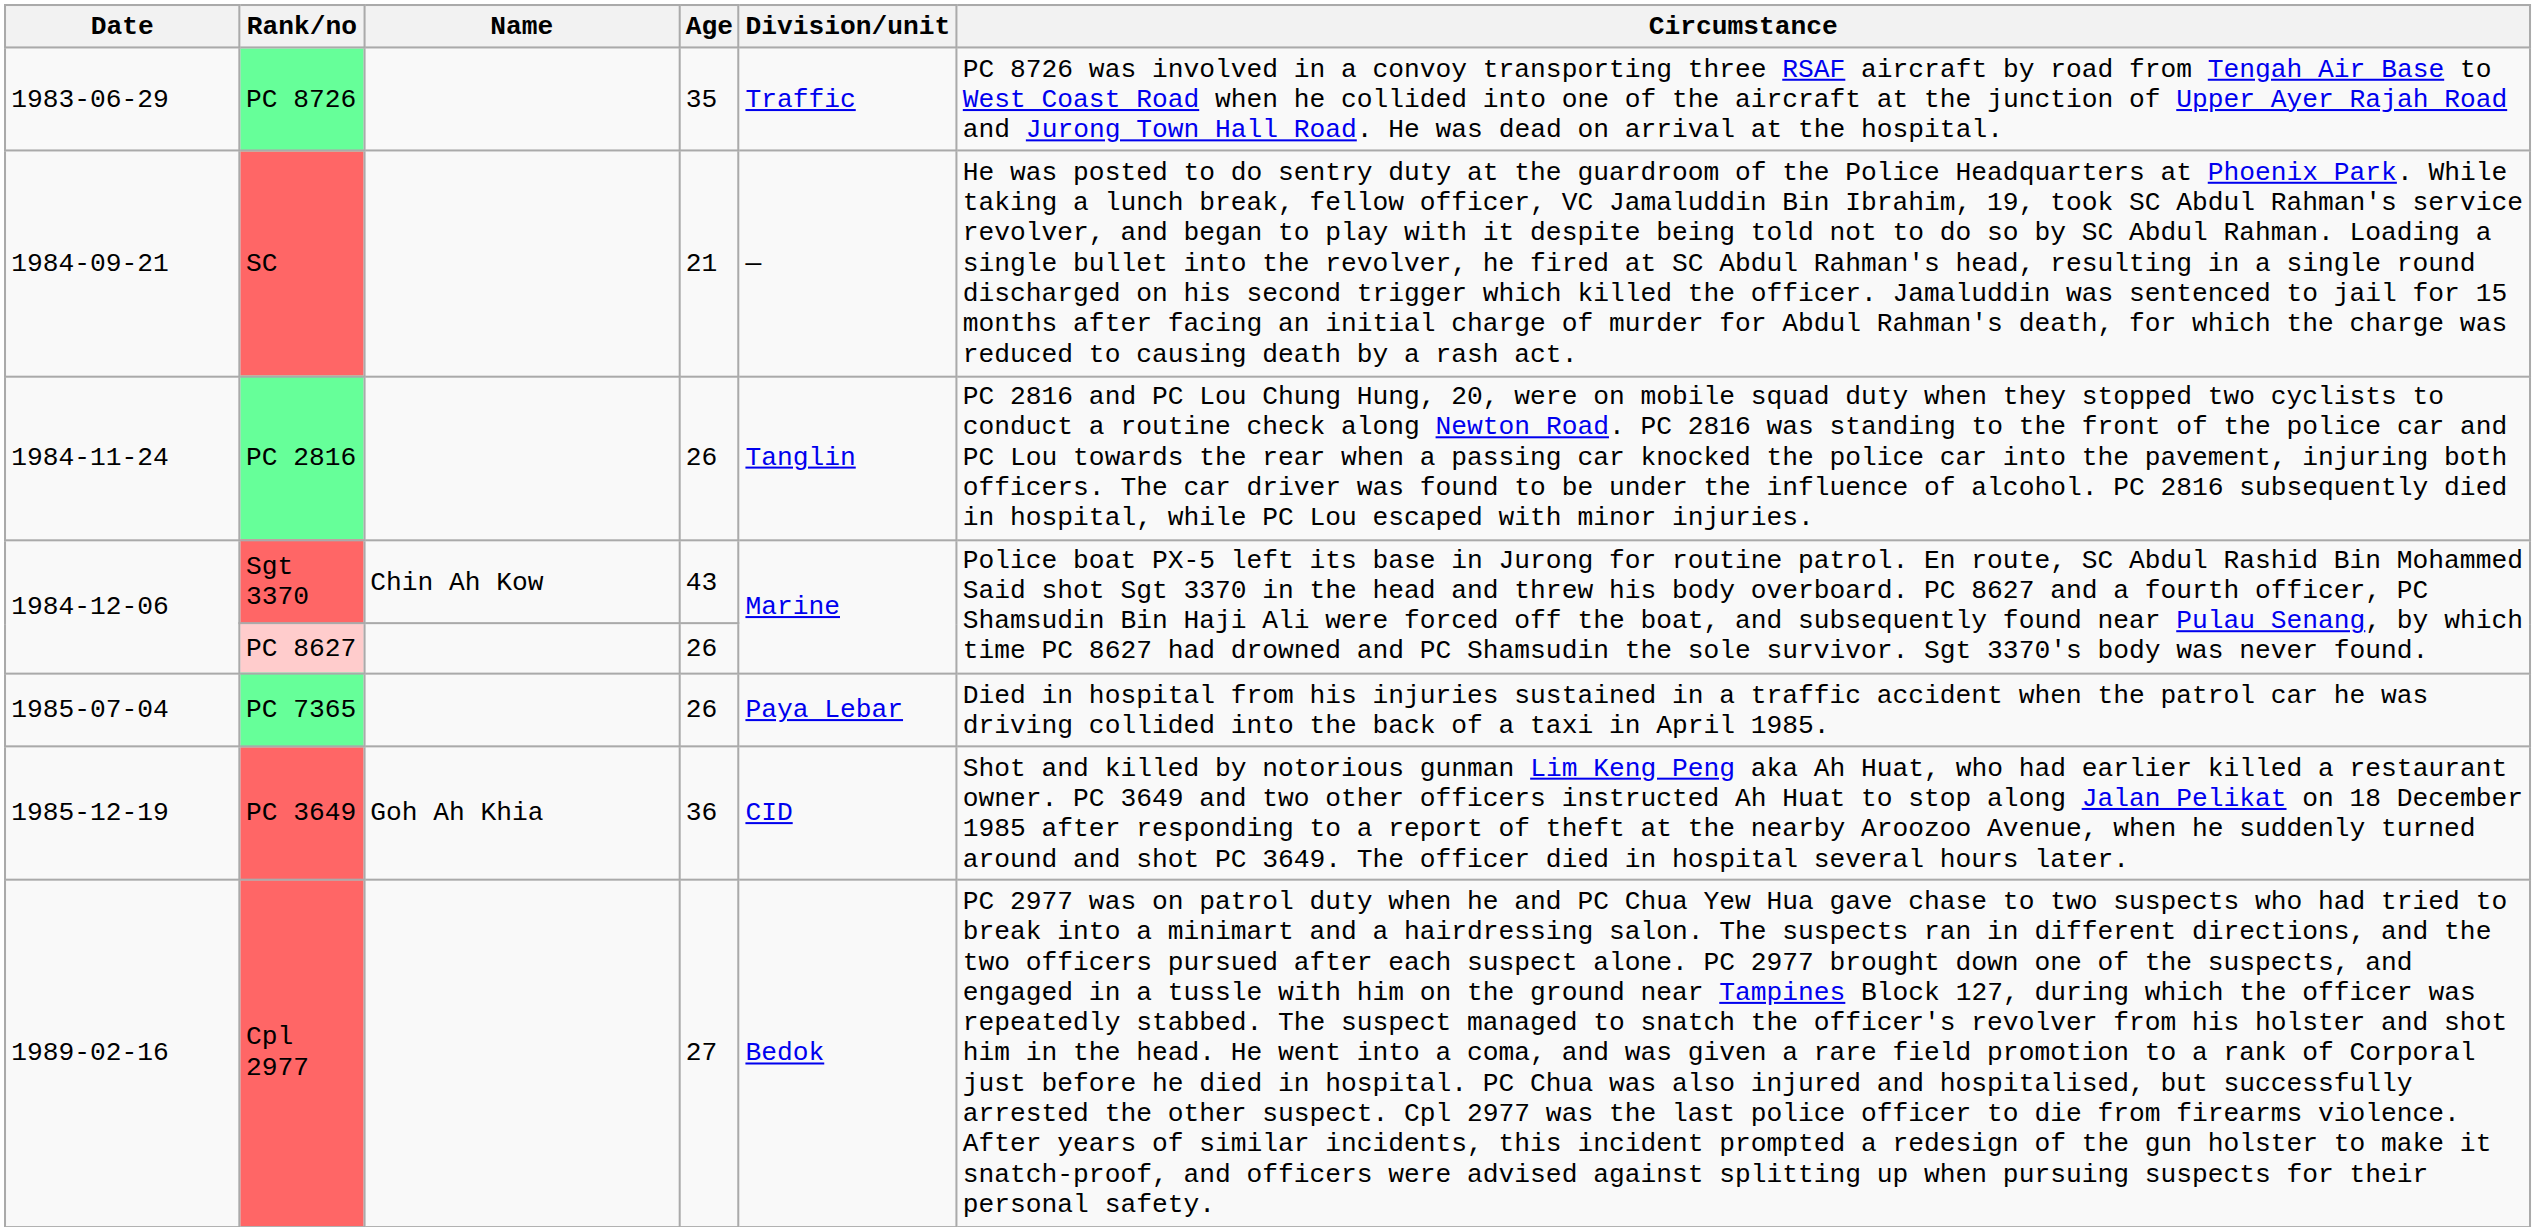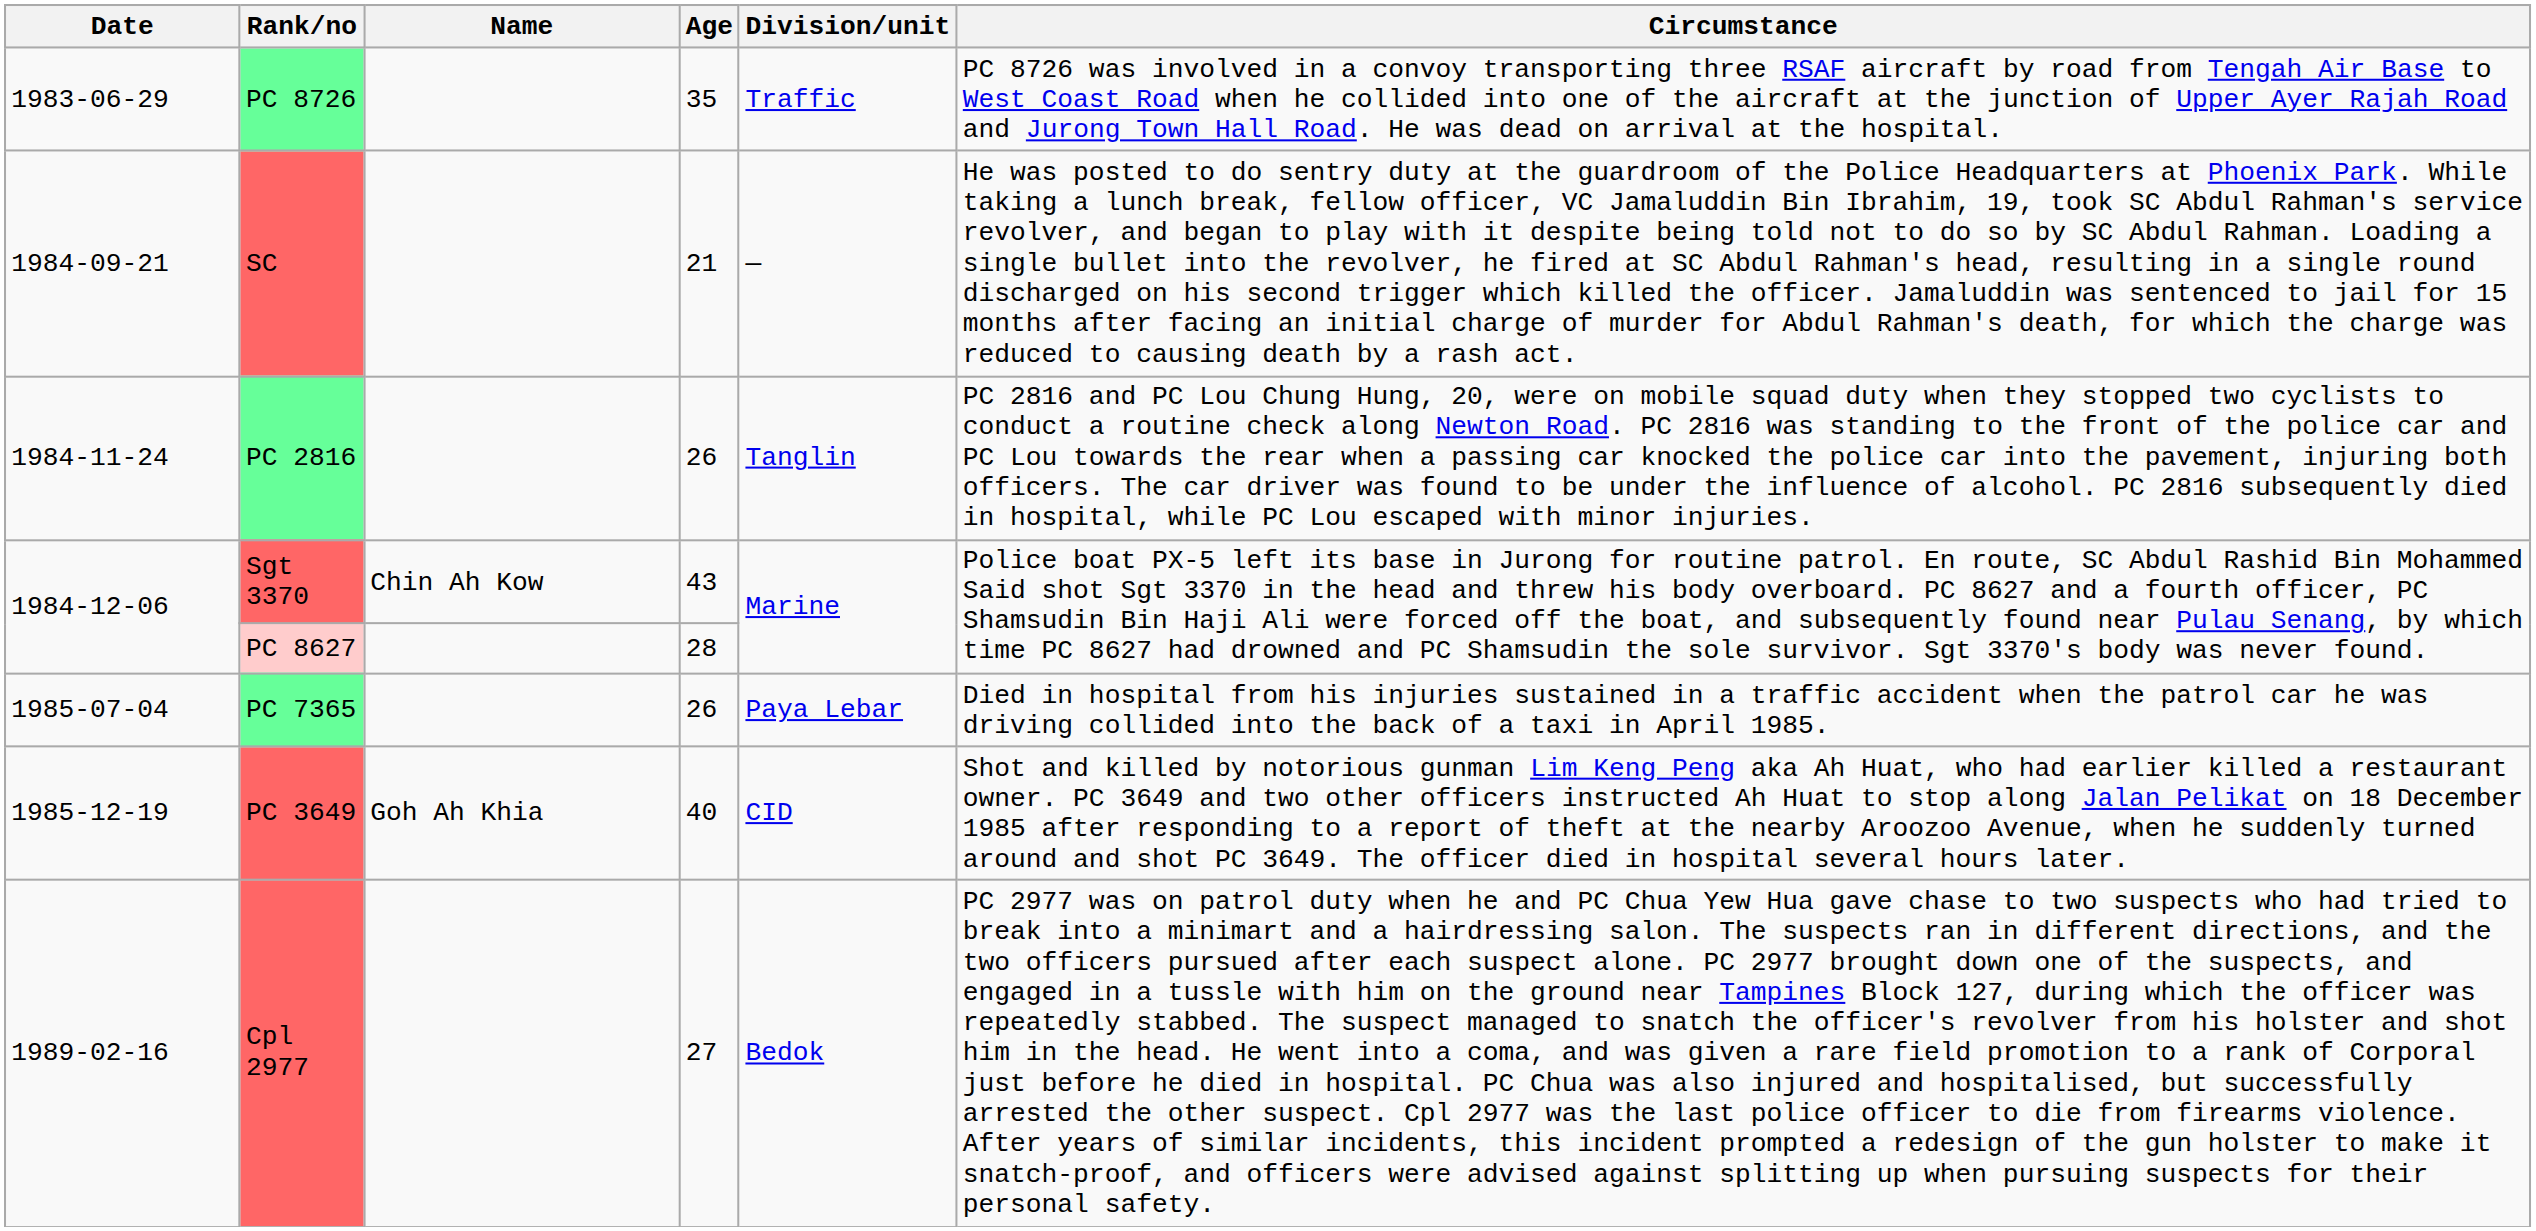(701, 649) 26 -> (701, 649) 28
(701, 813) 36 -> (701, 813) 40
